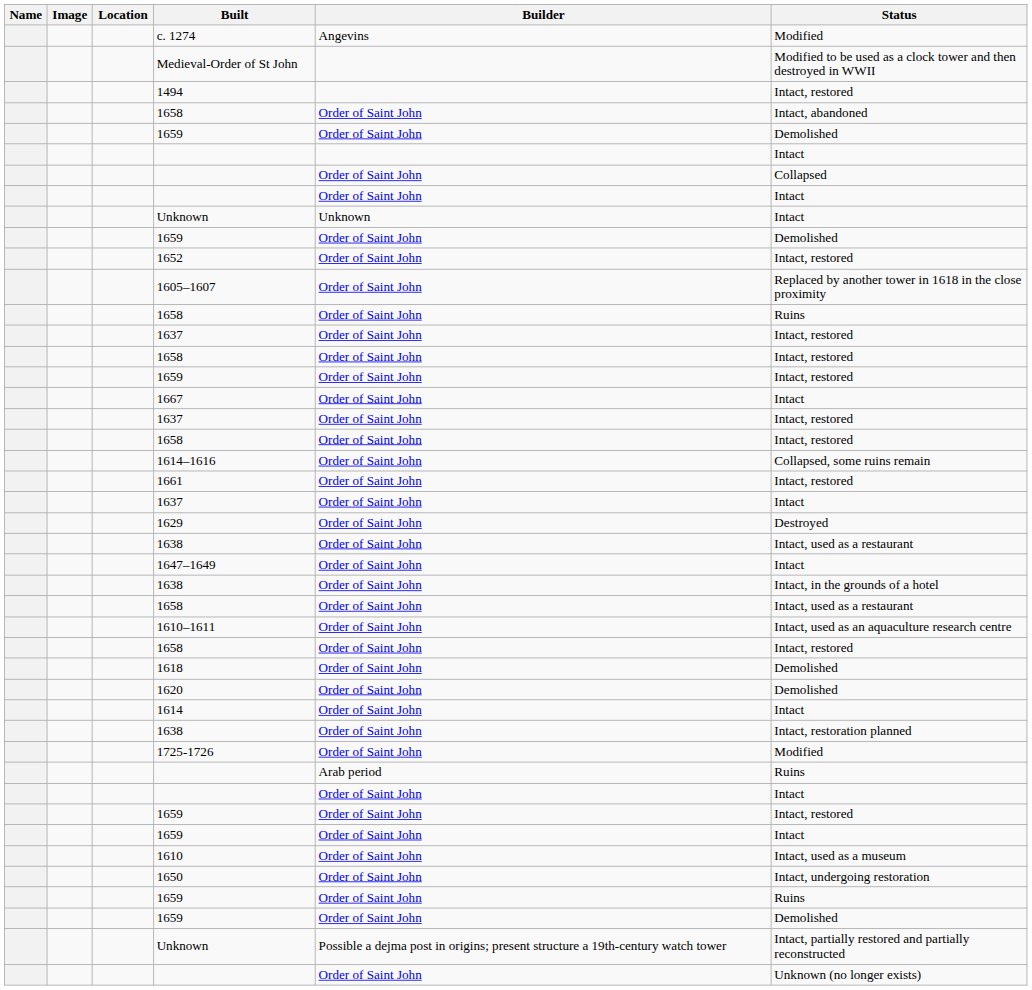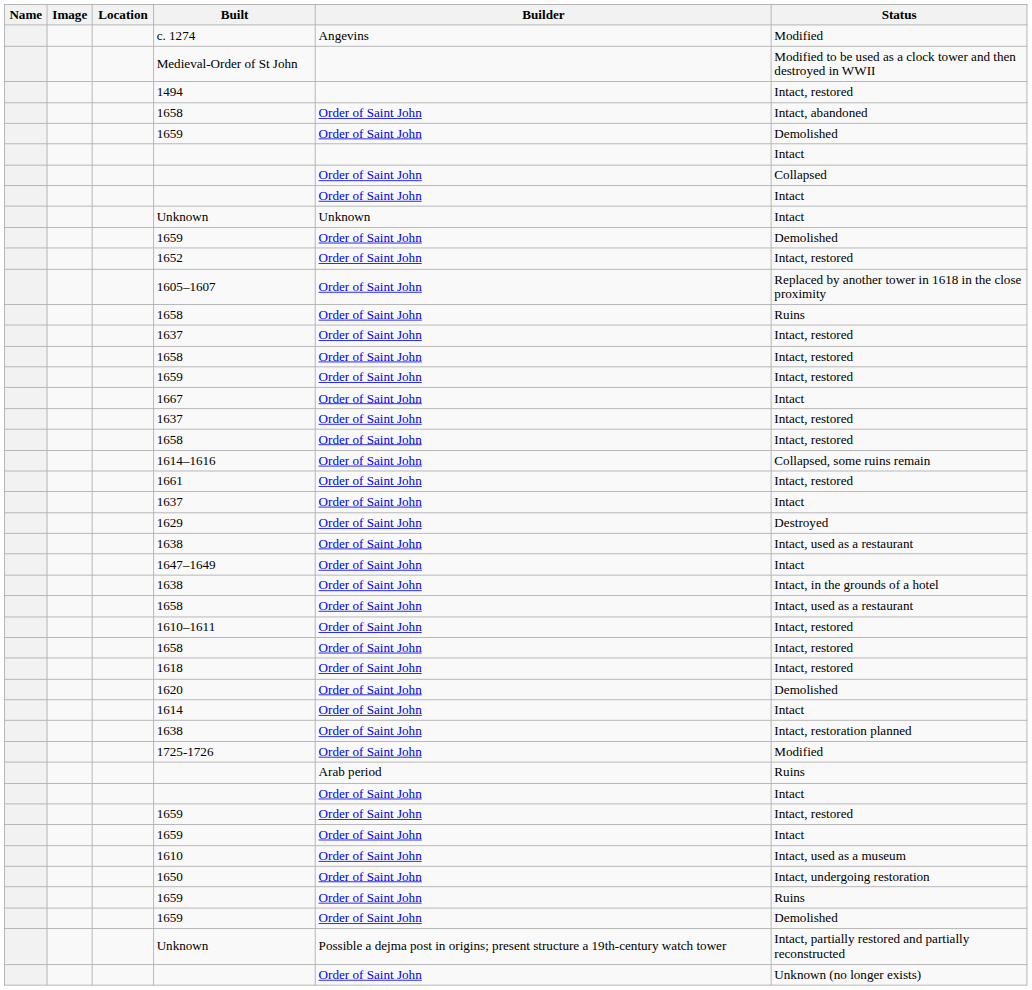(893, 627) Intact, used as an aquaculture research centre -> (814, 627) Intact, restored
(806, 668) Demolished -> (814, 668) Intact, restored
